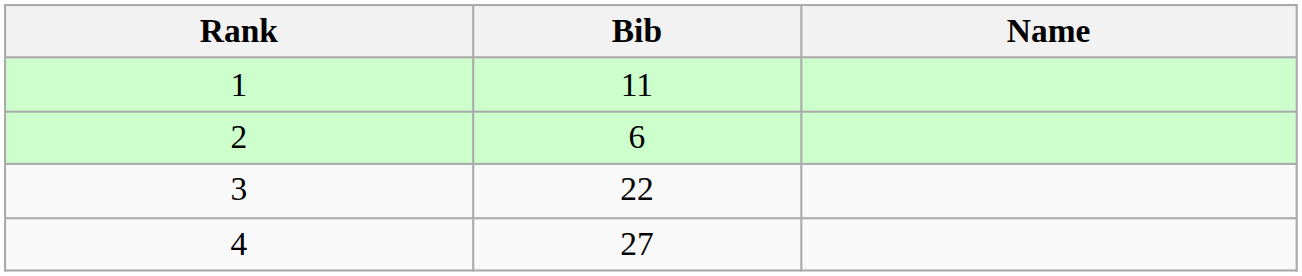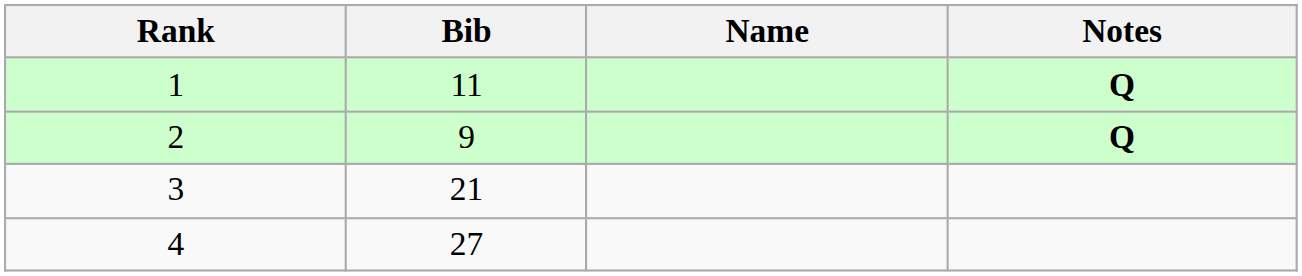+ column: (1122, 31)
(637, 137) 6 -> (467, 137) 9
(637, 190) 22 -> (467, 190) 21
